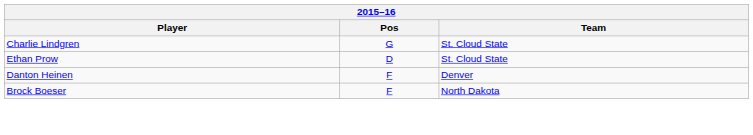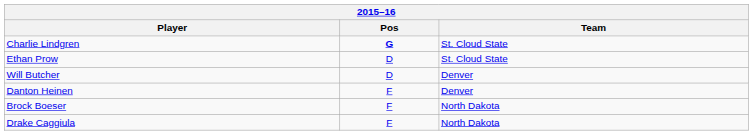(389, 43) normal -> (389, 43) bold
+ row: (33, 75)
+ row: (41, 122)
